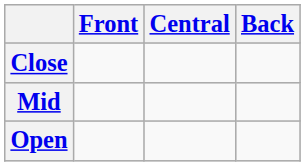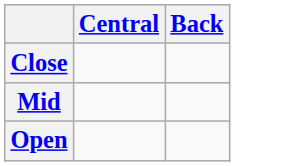- column: (109, 23)
